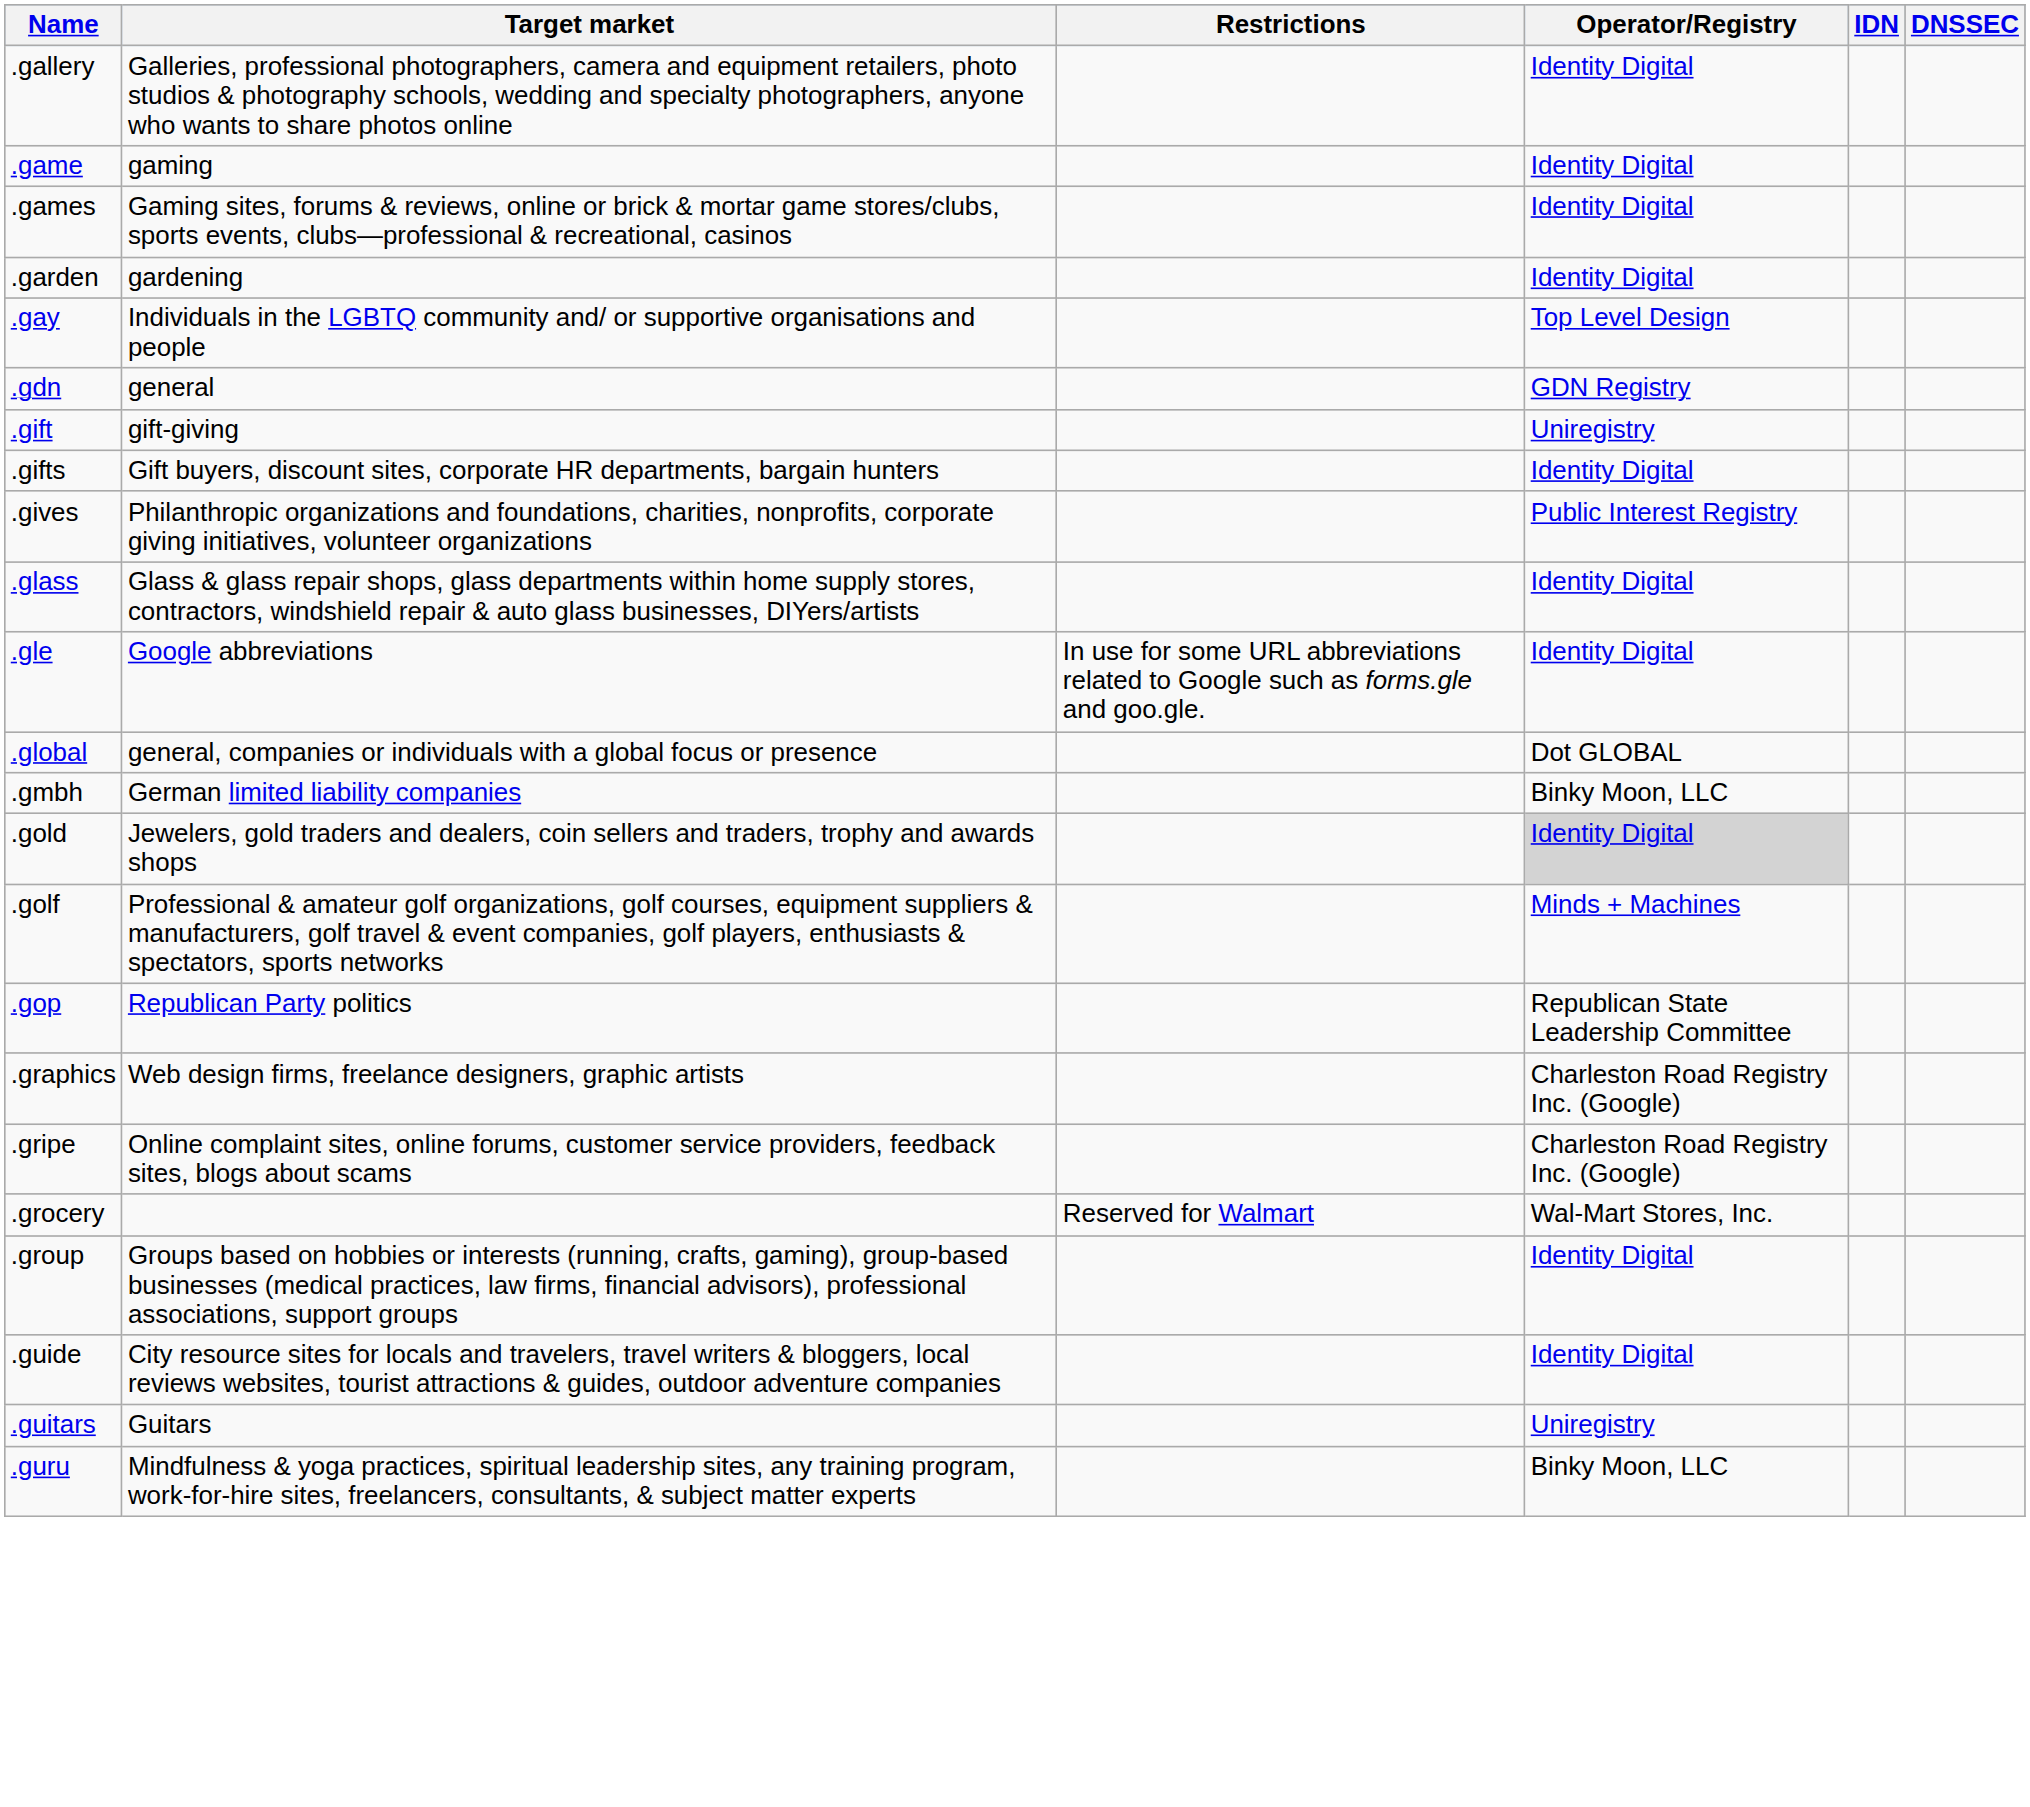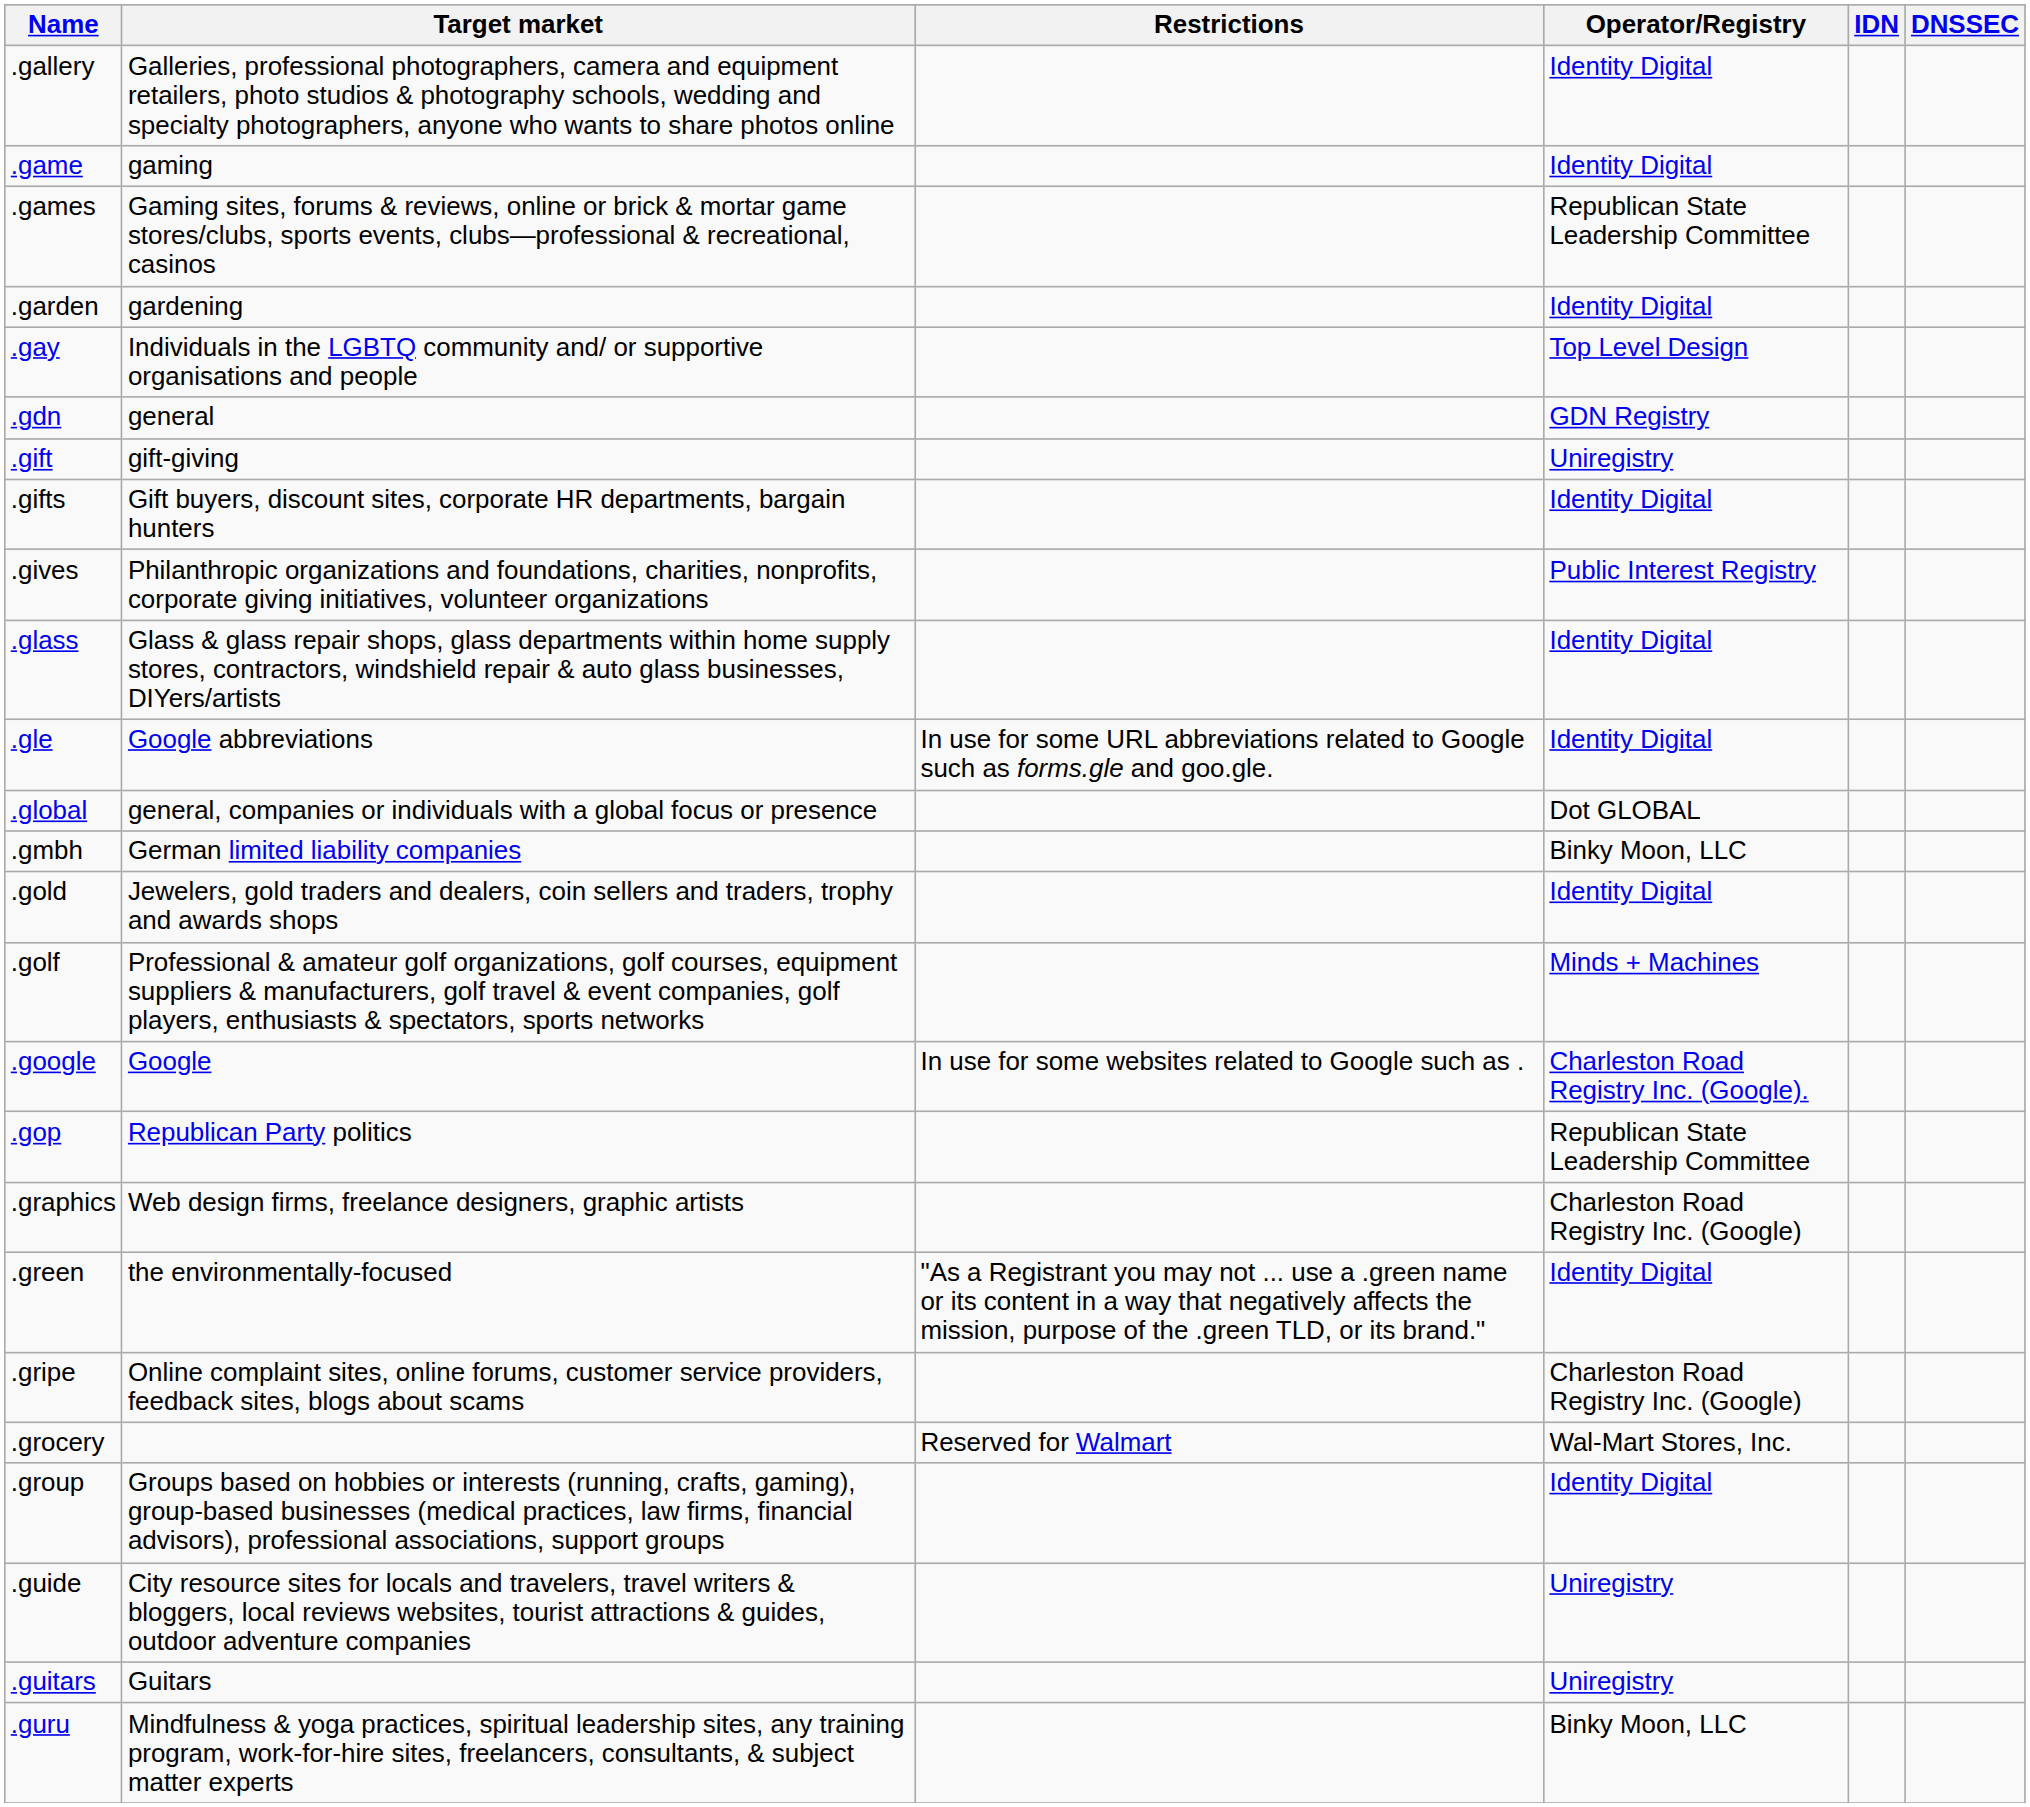(1612, 206) Identity Digital -> (1680, 221) Republican State Leadership Committee
(1612, 833) lightgrey background -> (1631, 892) no background
+ row: (53, 1061)
+ row: (48, 1272)
(1612, 1354) Identity Digital -> (1611, 1582) Uniregistry
